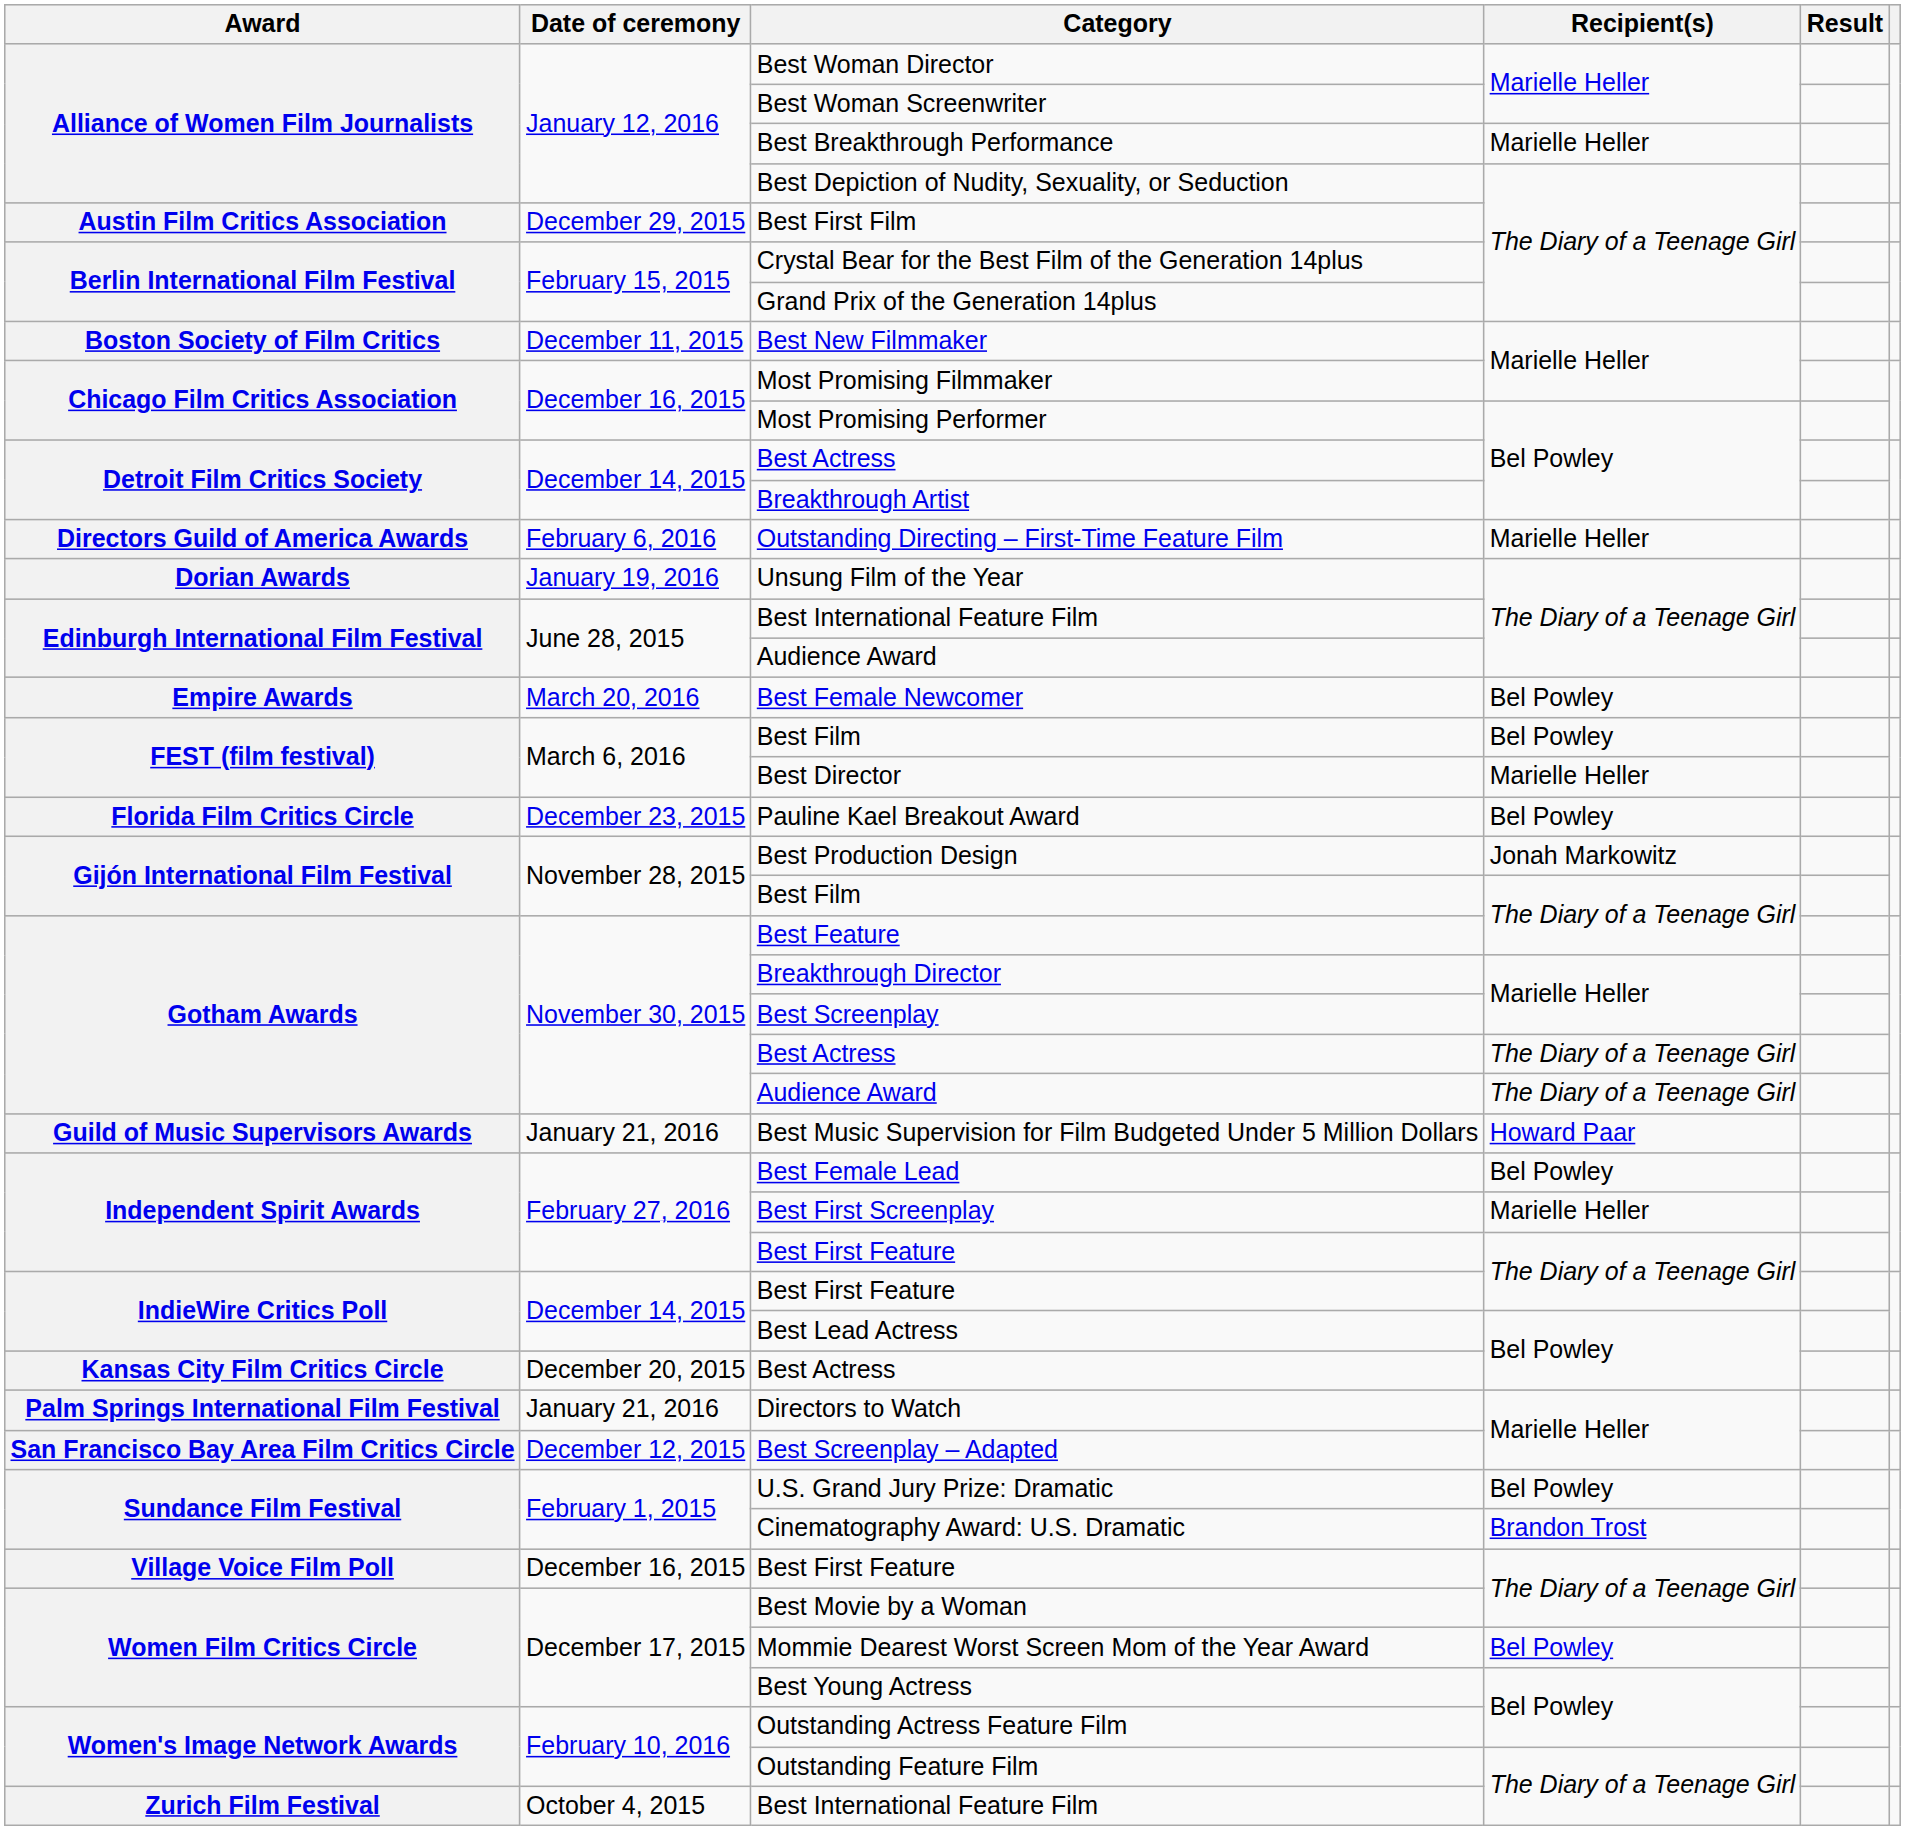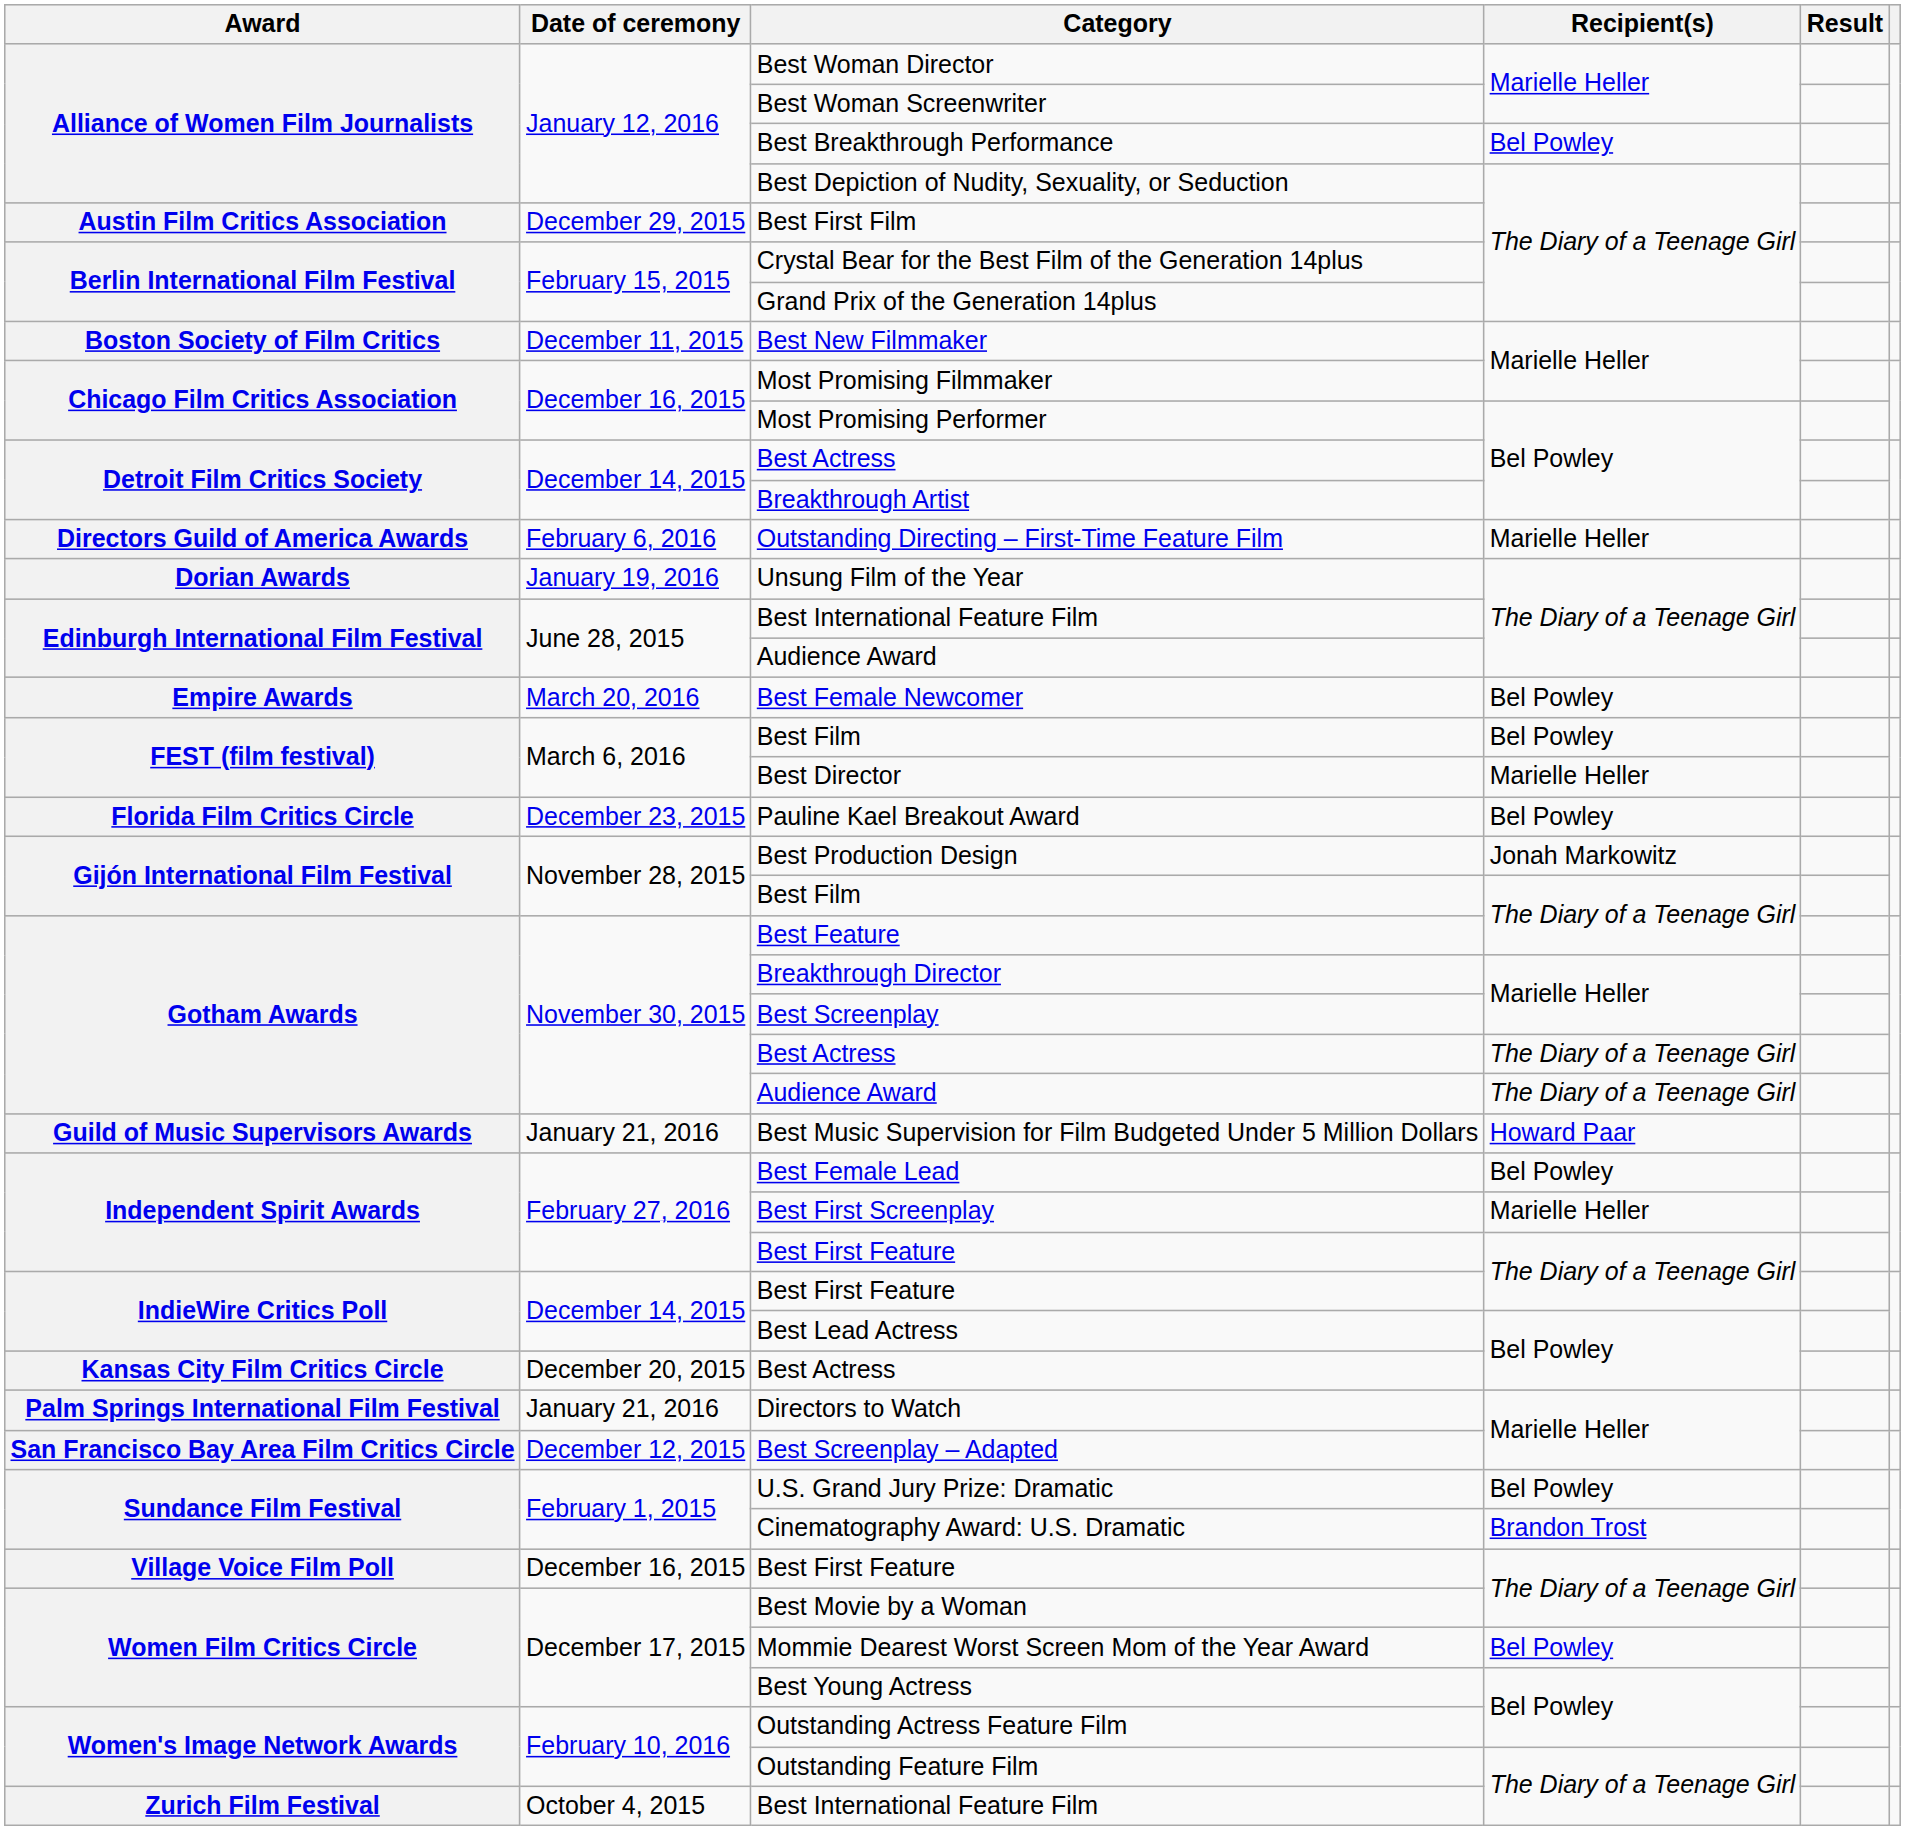(1569, 143) Marielle Heller -> (1551, 143) Bel Powley
